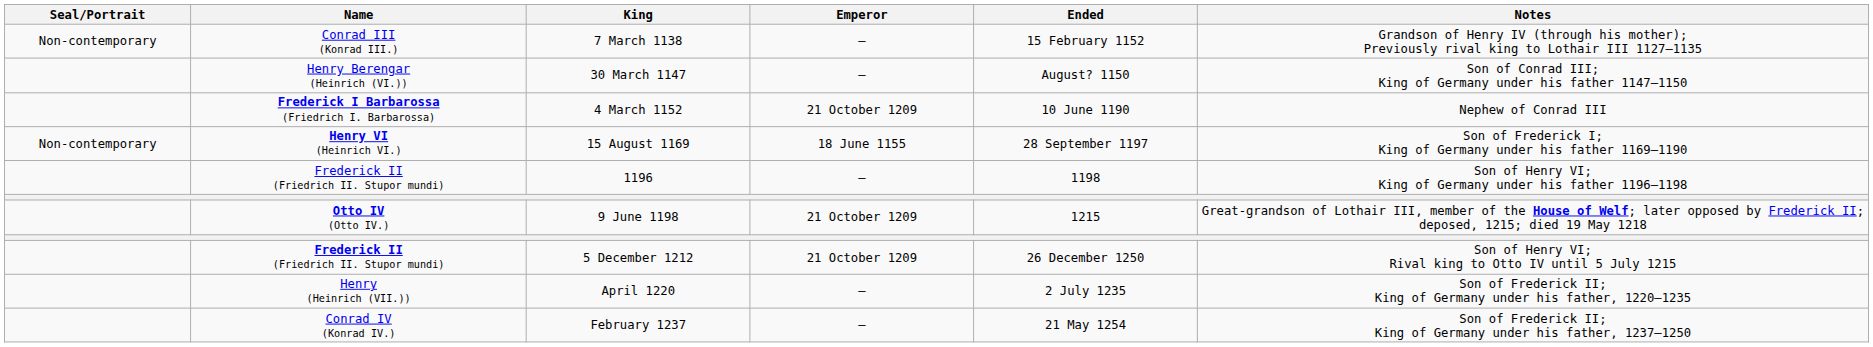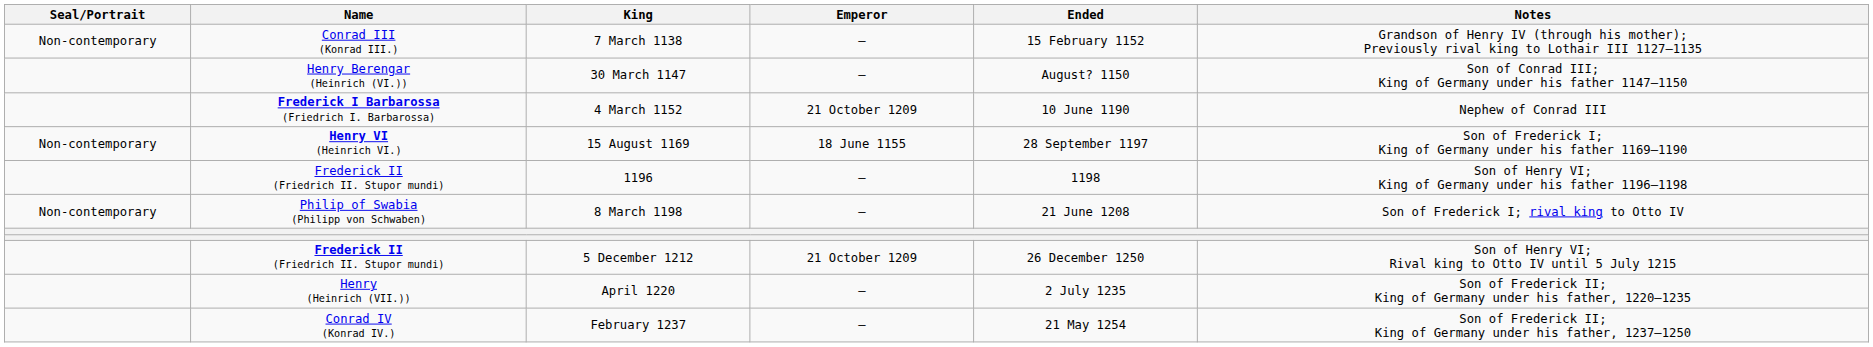+ row: (638, 211)
- row: (638, 217)
